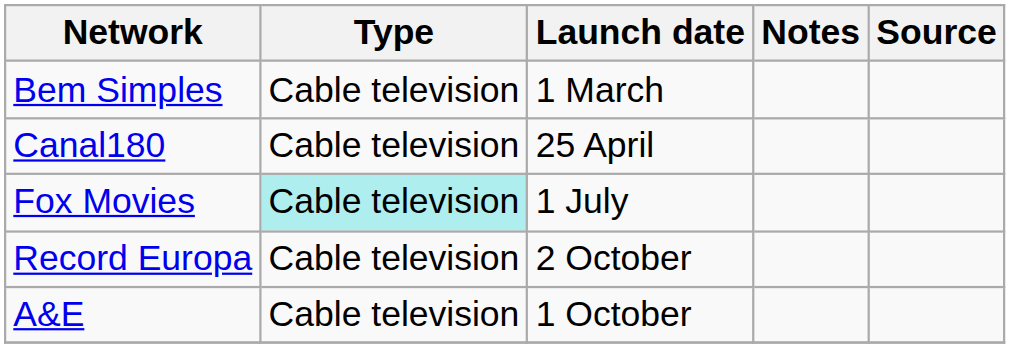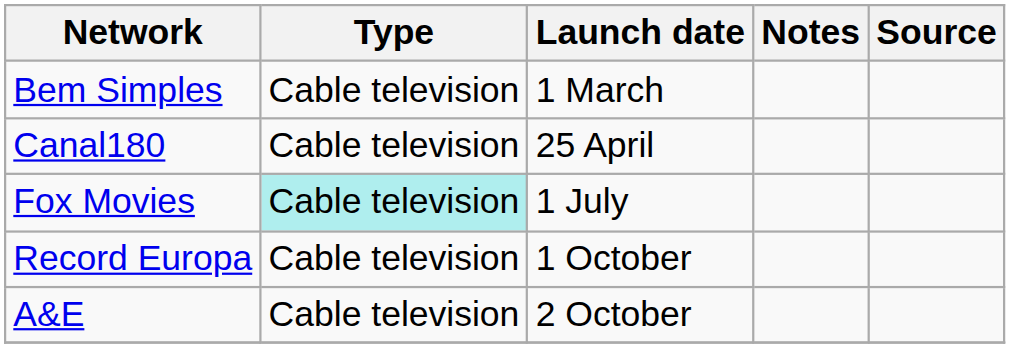(614, 257) 2 October -> (614, 257) 1 October
(614, 314) 1 October -> (614, 314) 2 October
